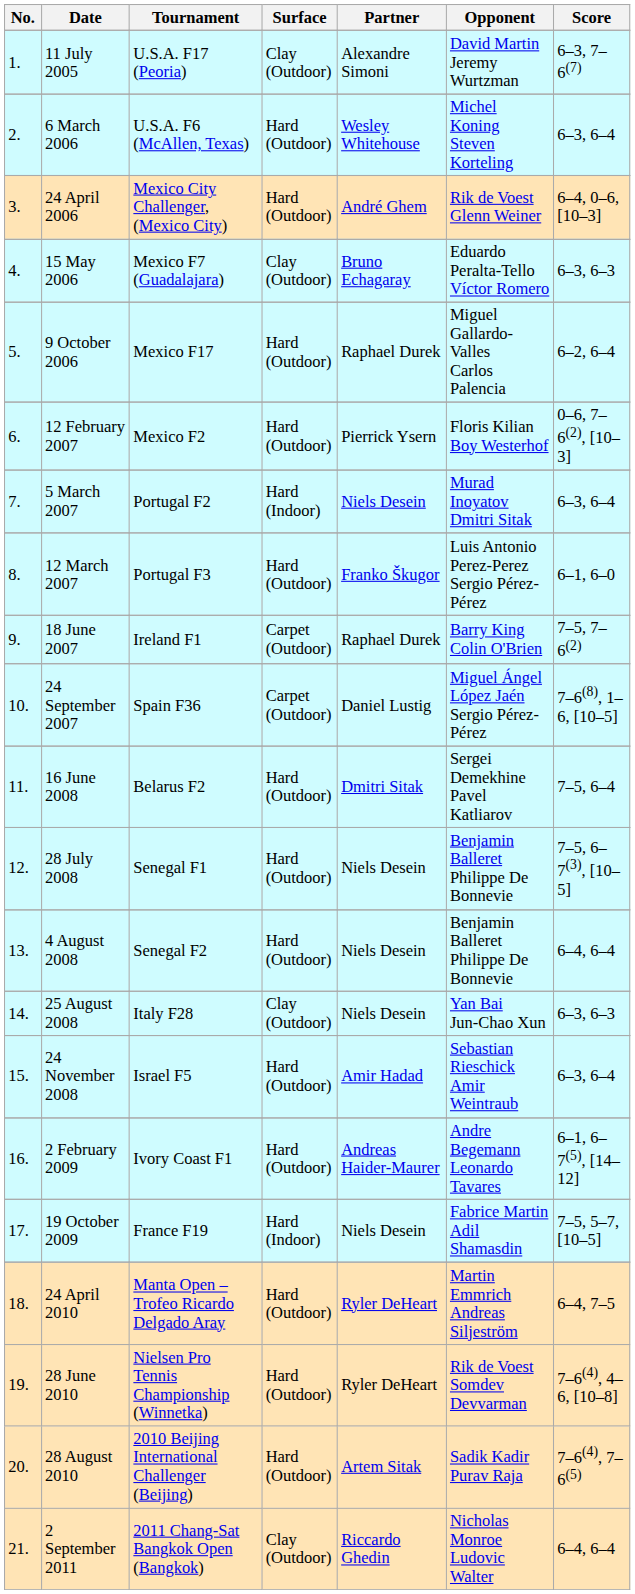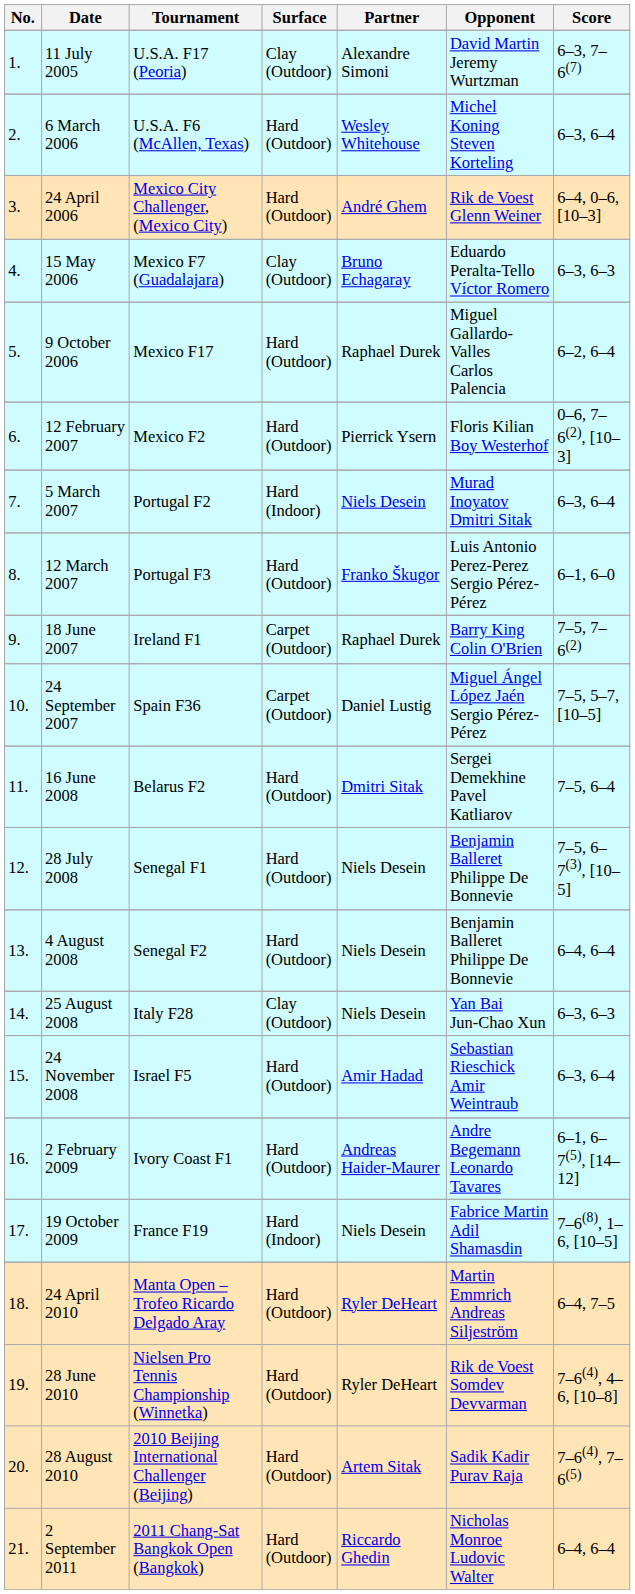(590, 704) 7–6(8), 1–6, [10–5] -> (588, 704) 7–5, 5–7, [10–5]
(588, 1230) 7–5, 5–7, [10–5] -> (590, 1230) 7–6(8), 1–6, [10–5]
(299, 1548) Clay (Outdoor) -> (299, 1548) Hard (Outdoor)
